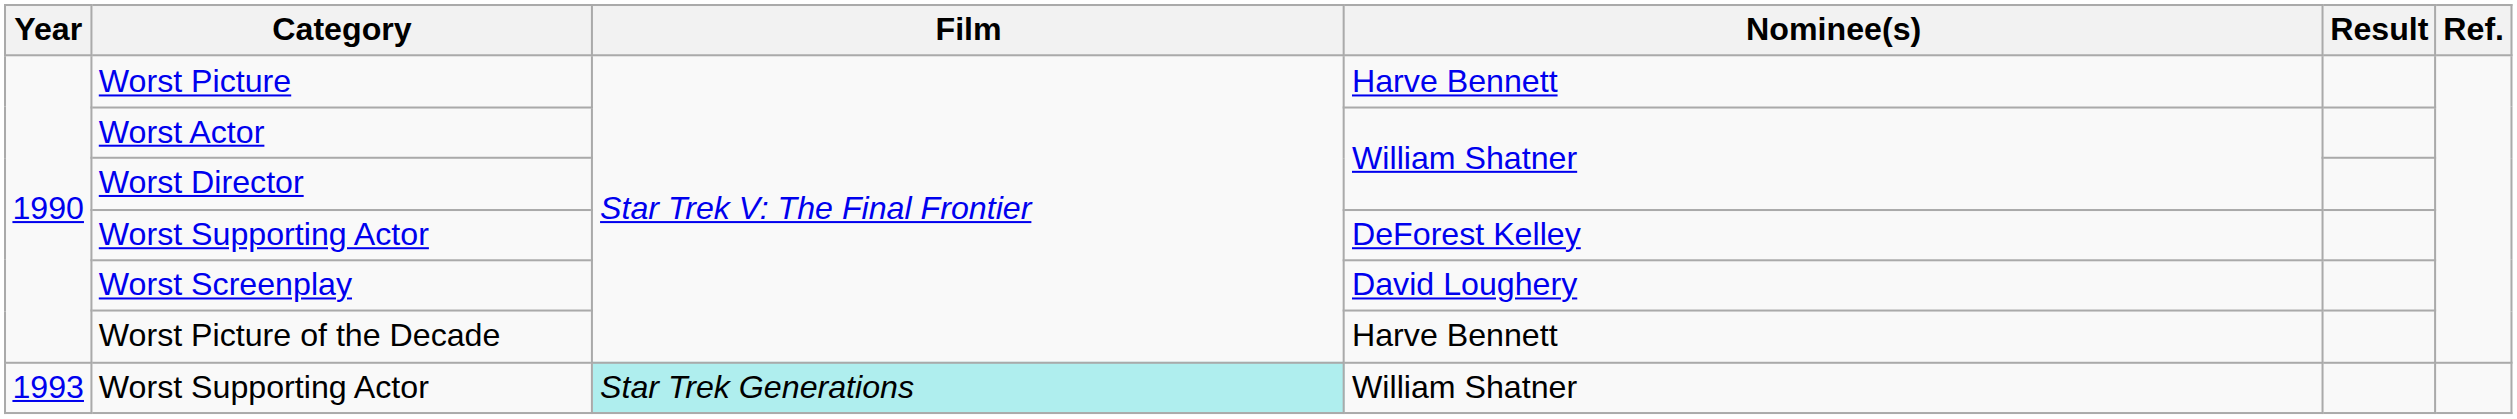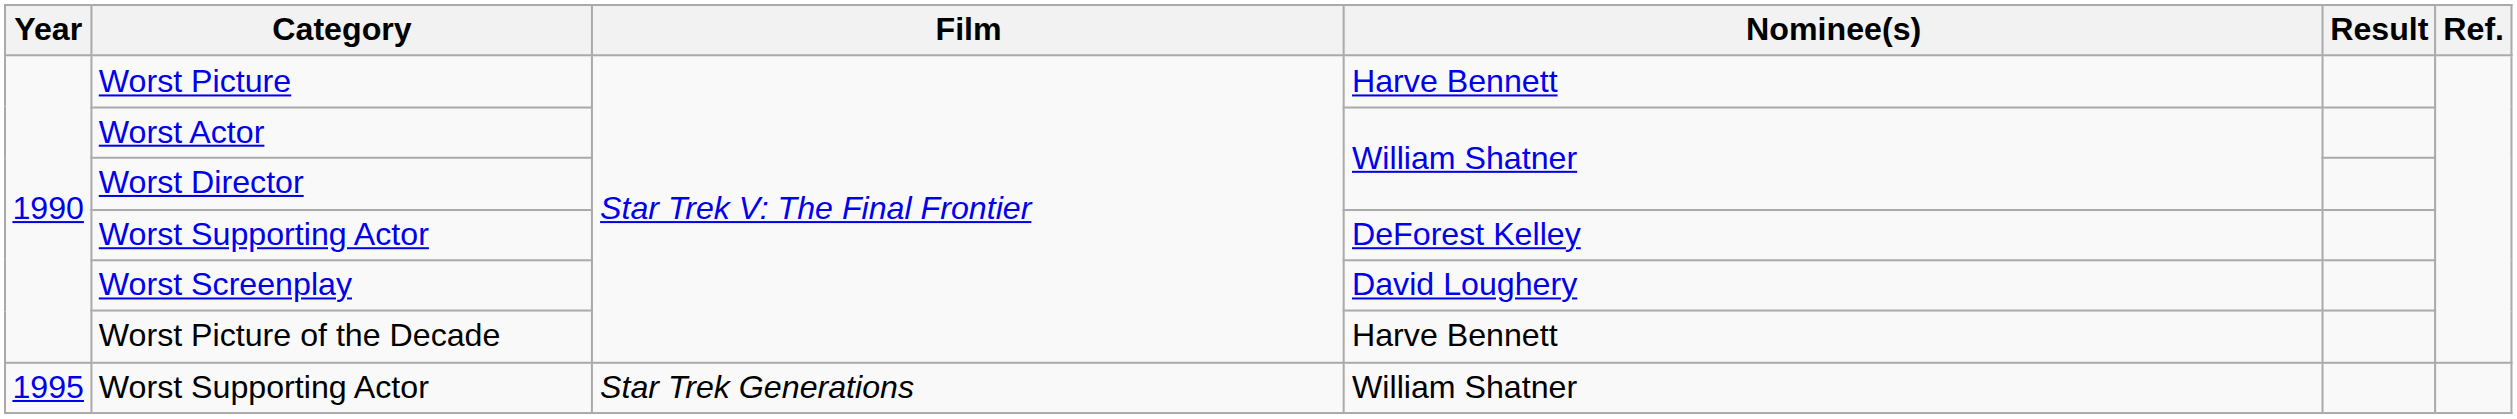(48, 387) 1993 -> (48, 387) 1995
(757, 387) paleturquoise background -> (757, 387) no background
